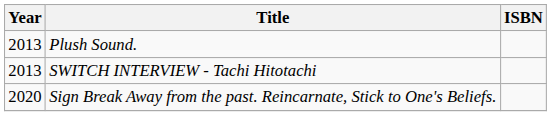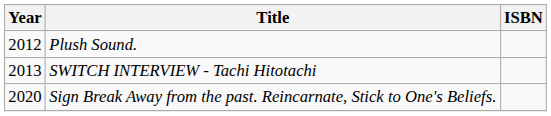(25, 44) 2013 -> (25, 44) 2012
